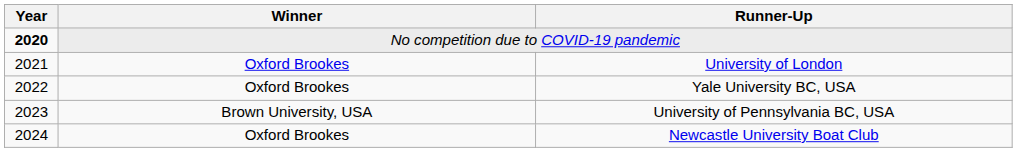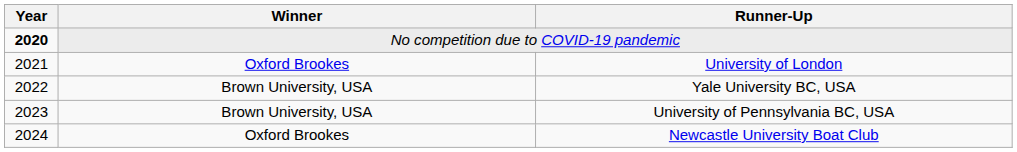(297, 87) Oxford Brookes -> (297, 87) Brown University, USA
